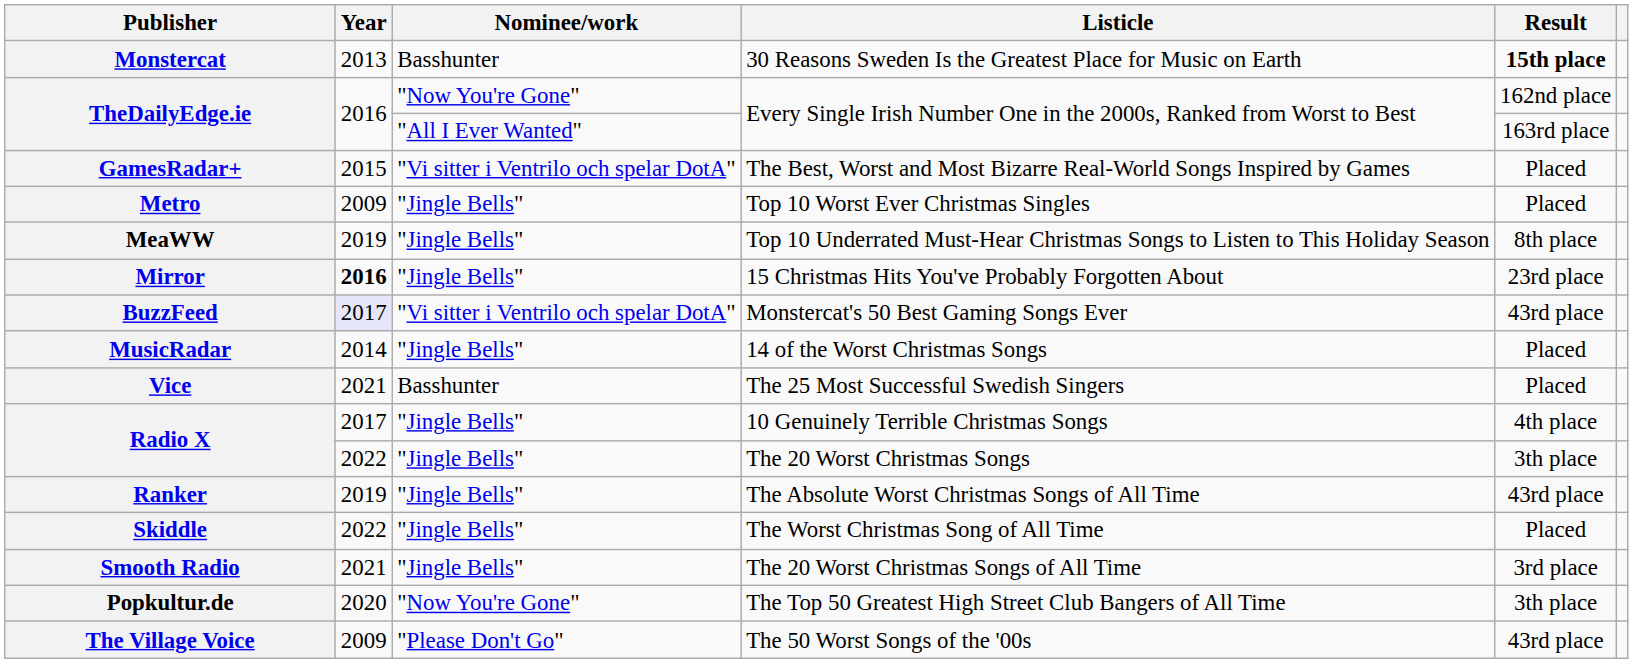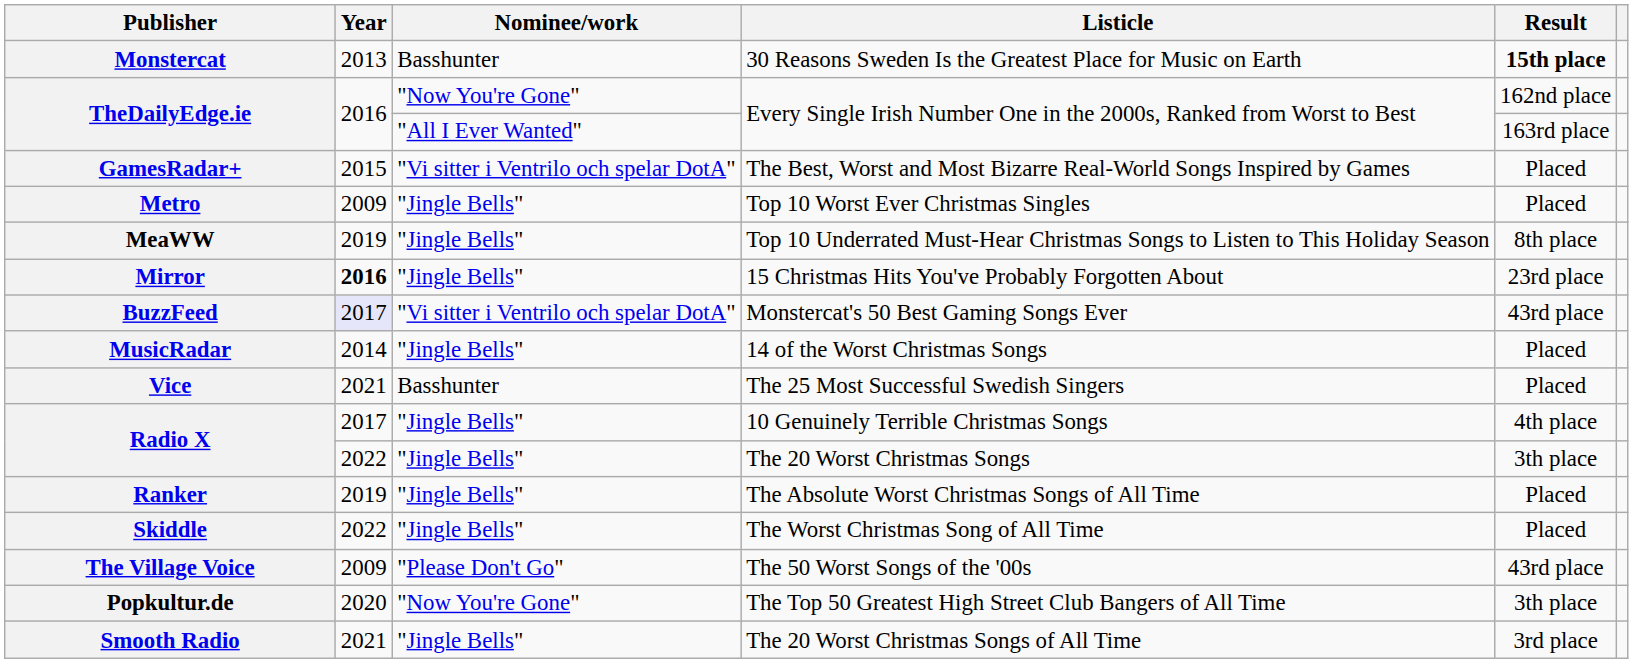(1556, 494) 43rd place -> (1556, 494) Placed
rows swapped: (460, 566) <-> (480, 639)
